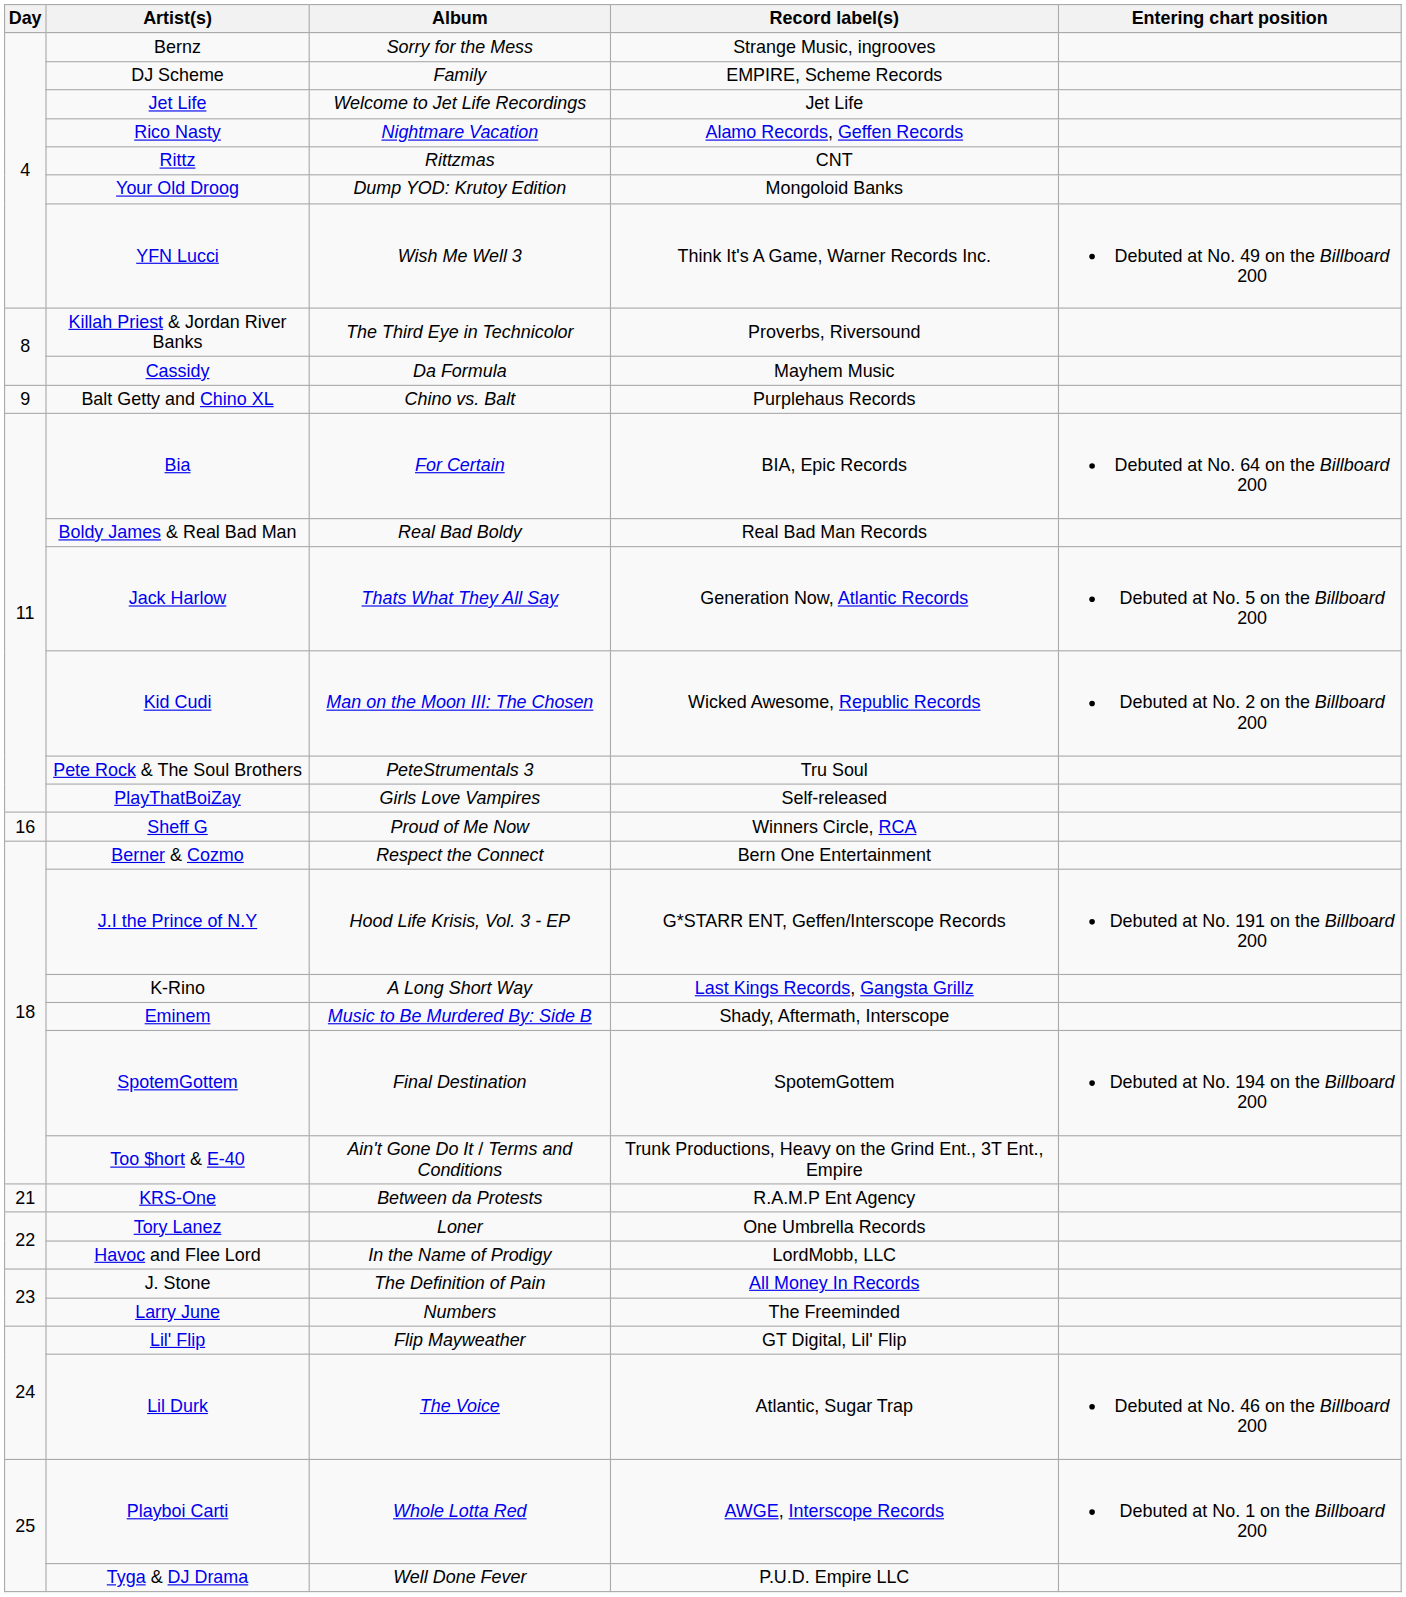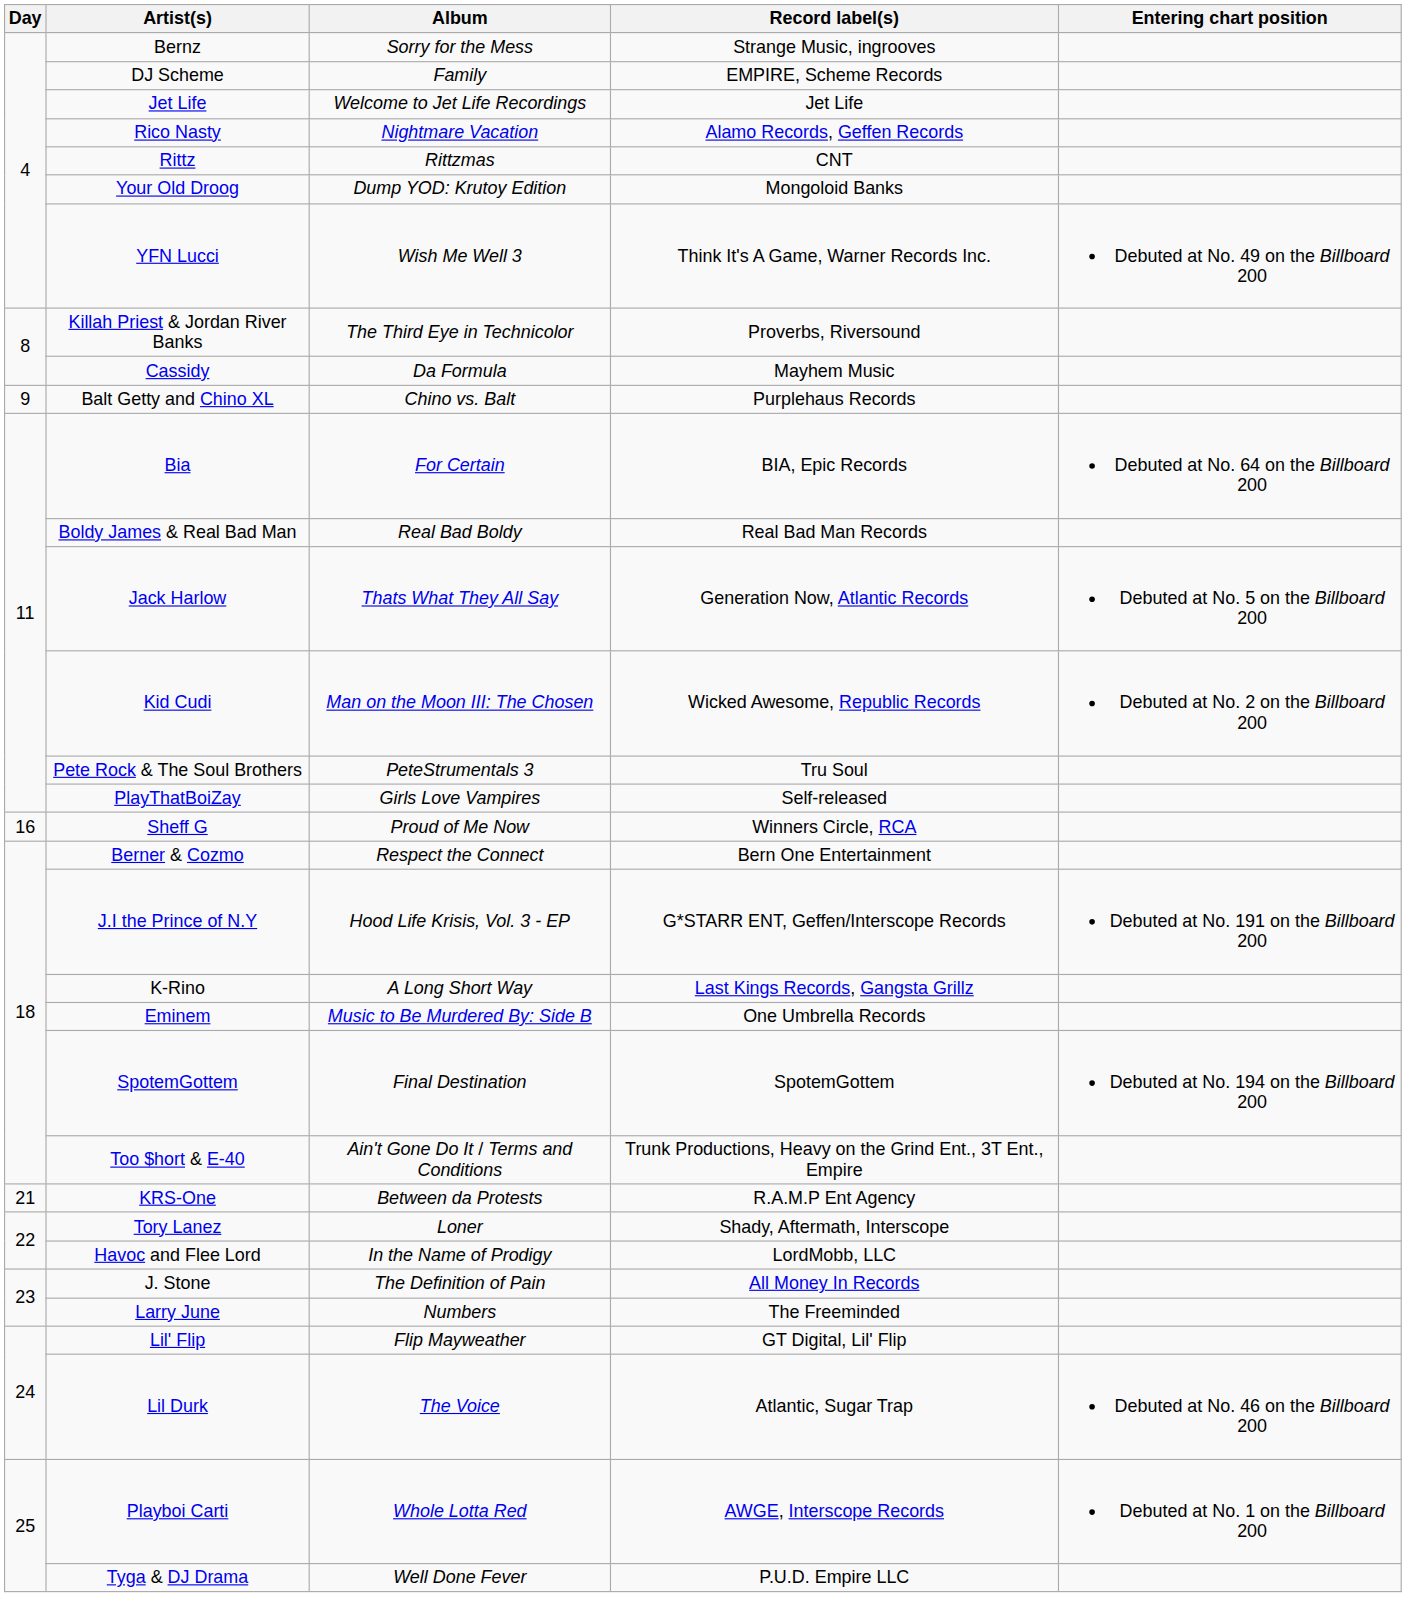(834, 1016) Shady, Aftermath, Interscope -> (834, 1016) One Umbrella Records
(834, 1226) One Umbrella Records -> (834, 1226) Shady, Aftermath, Interscope
